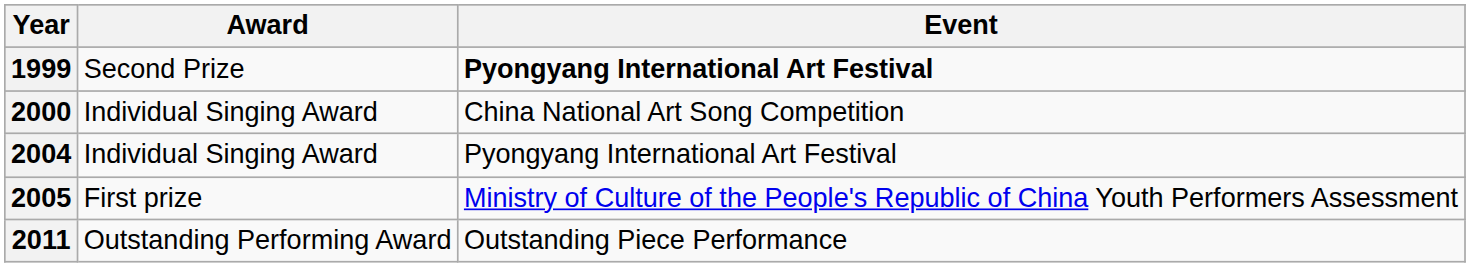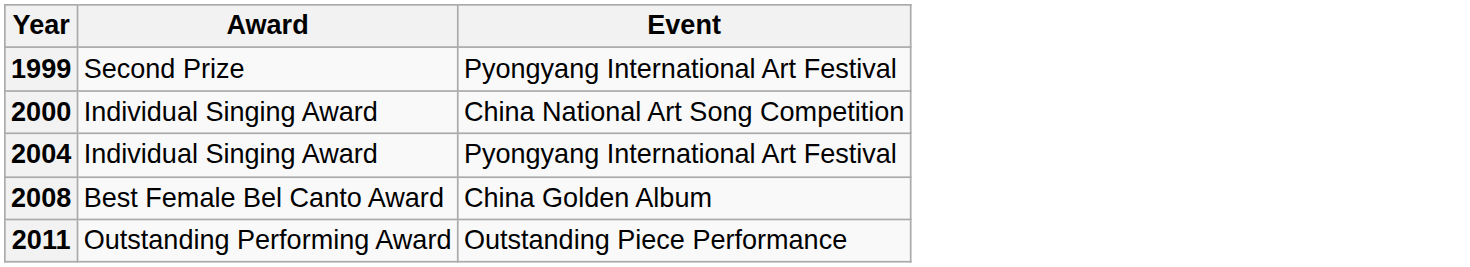(699, 68) bold -> (680, 68) normal
- row: (41, 197)
+ row: (41, 197)
